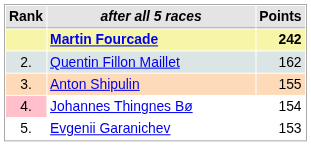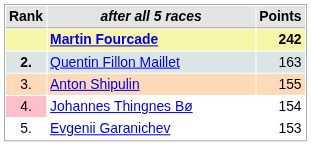(26, 62) normal -> (26, 62) bold
(290, 62) 162 -> (290, 62) 163
